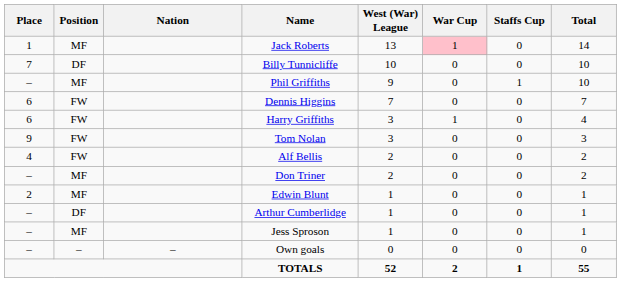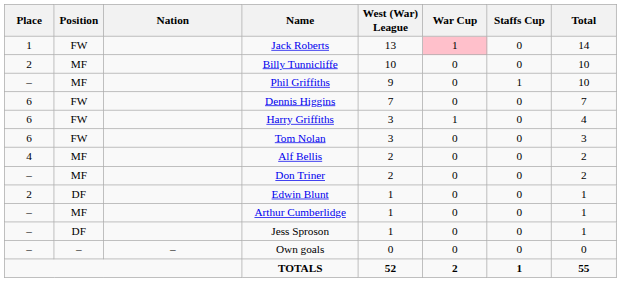(79, 45) MF -> (79, 45) FW
(29, 64) 7 -> (29, 64) 2
(79, 64) DF -> (79, 64) MF
(29, 138) 9 -> (29, 138) 6
(79, 157) FW -> (79, 157) MF
(79, 194) MF -> (79, 194) DF
(79, 212) DF -> (79, 212) MF
(79, 231) MF -> (79, 231) DF
